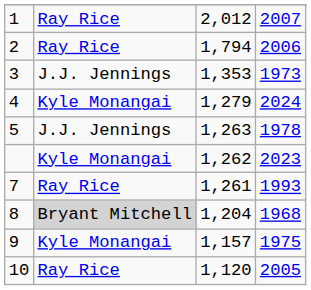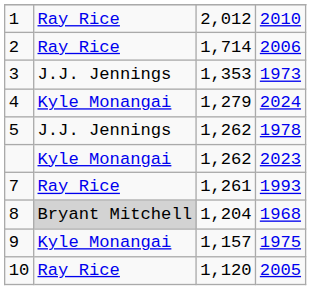(280, 19) 2007 -> (280, 19) 2010
(226, 47) 1,794 -> (226, 47) 1,714
(226, 131) 1,263 -> (226, 131) 1,262
